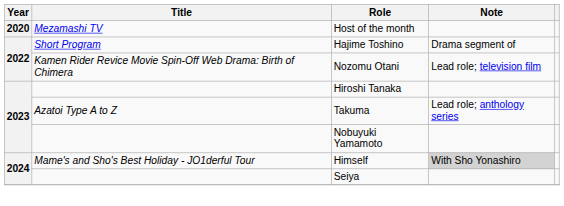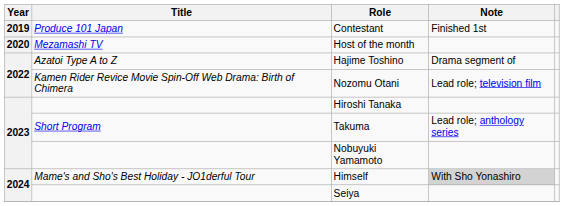+ row: (358, 28)
(67, 45) Short Program -> (76, 61) Azatoi Type A to Z
(76, 111) Azatoi Type A to Z -> (67, 127) Short Program
